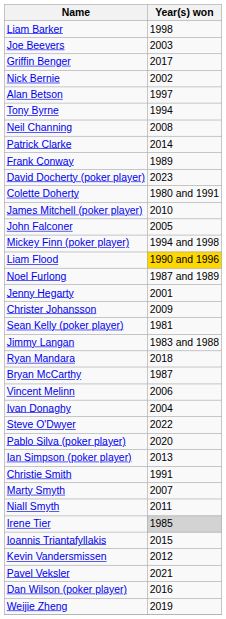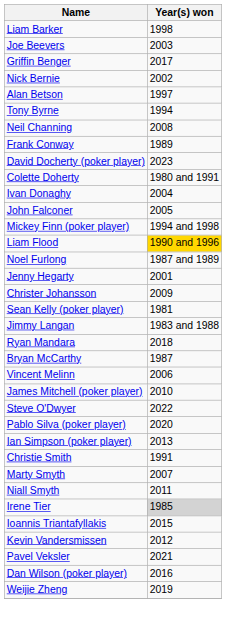- row: (39, 144)
rows swapped: (39, 408) <-> (75, 210)
